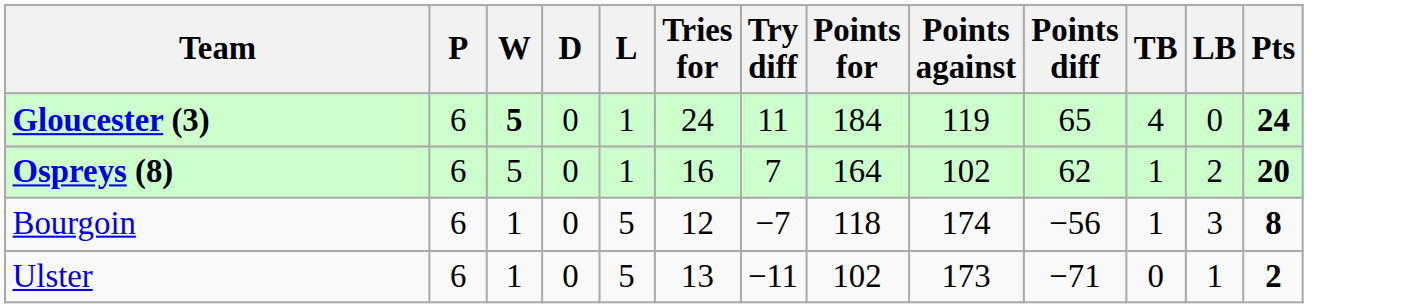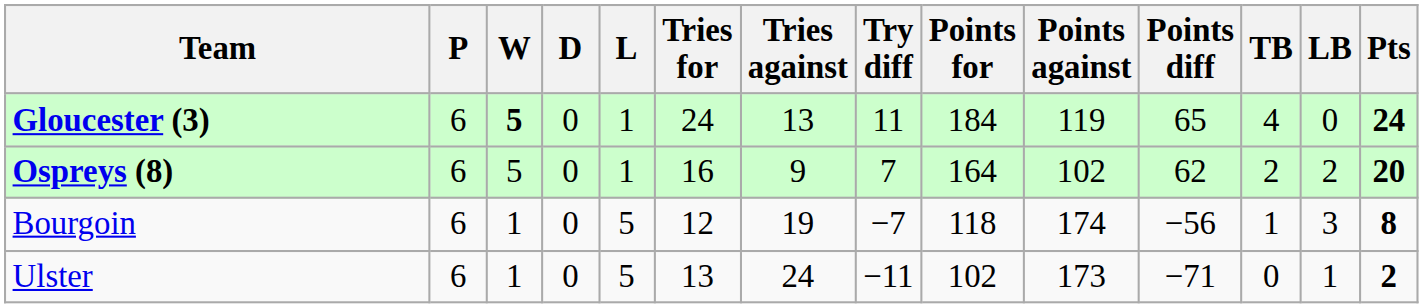+ column: (798, 48)
(1156, 171) 1 -> (1271, 171) 2
